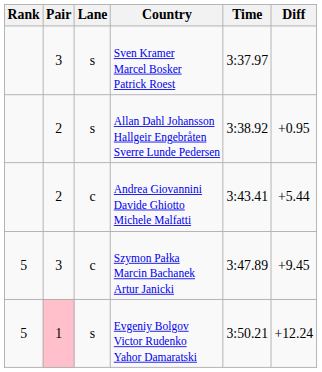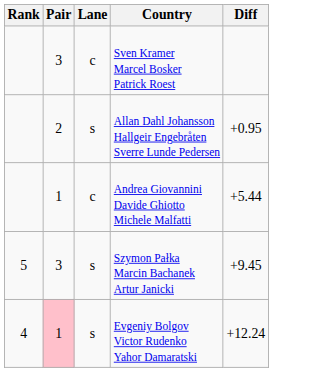- column: (247, 15)
(93, 60) s -> (93, 60) c
(59, 196) 2 -> (59, 196) 1
(93, 265) c -> (93, 265) s
(24, 333) 5 -> (24, 333) 4
